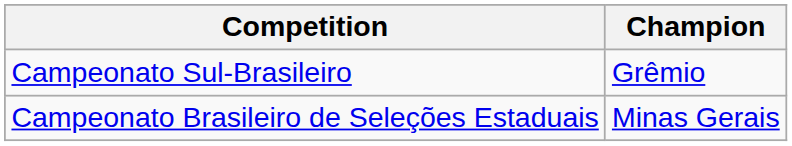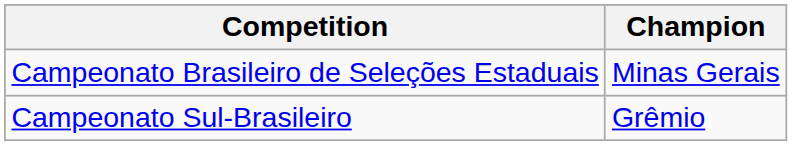rows swapped: (305, 117) <-> (182, 72)
